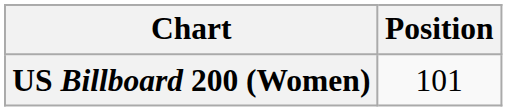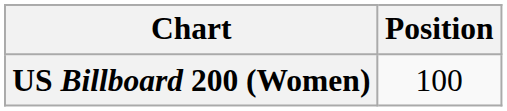(439, 79) 101 -> (439, 79) 100
